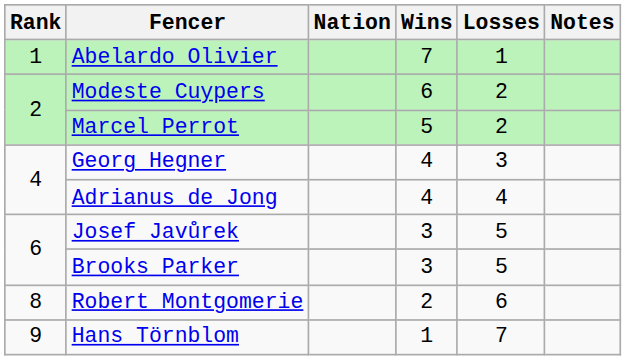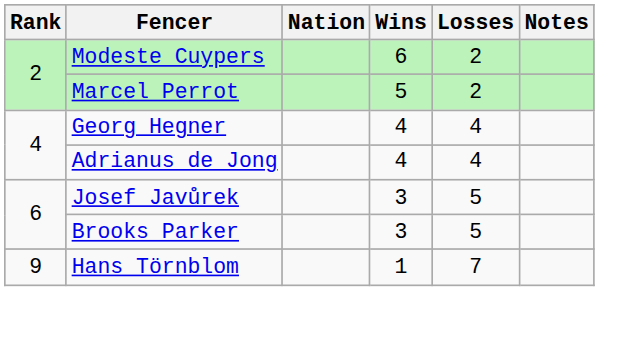- row: (175, 57)
(501, 162) 3 -> (476, 127) 4
- row: (188, 302)
